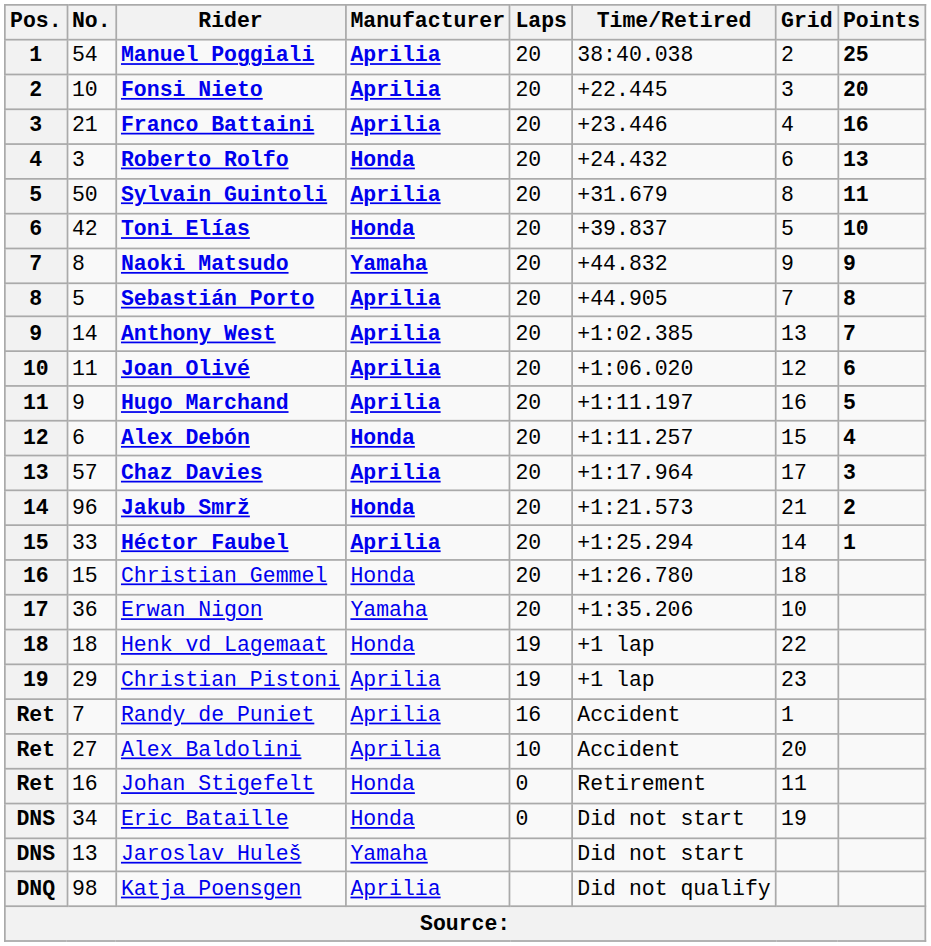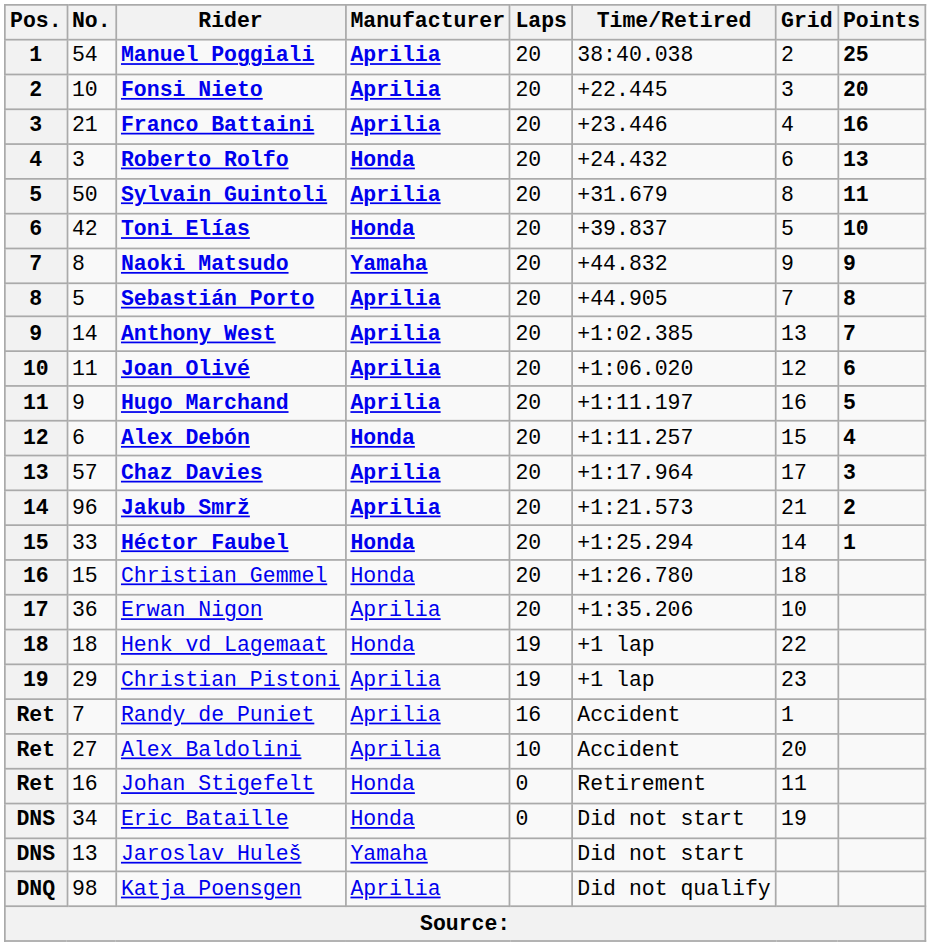(383, 508) Honda -> (396, 508) Aprilia
(396, 543) Aprilia -> (383, 543) Honda
(389, 612) Yamaha -> (396, 612) Aprilia
